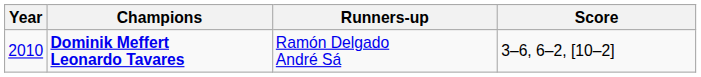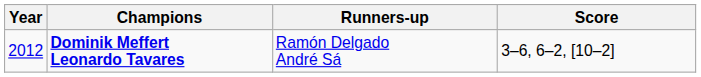(26, 51) 2010 -> (26, 51) 2012
